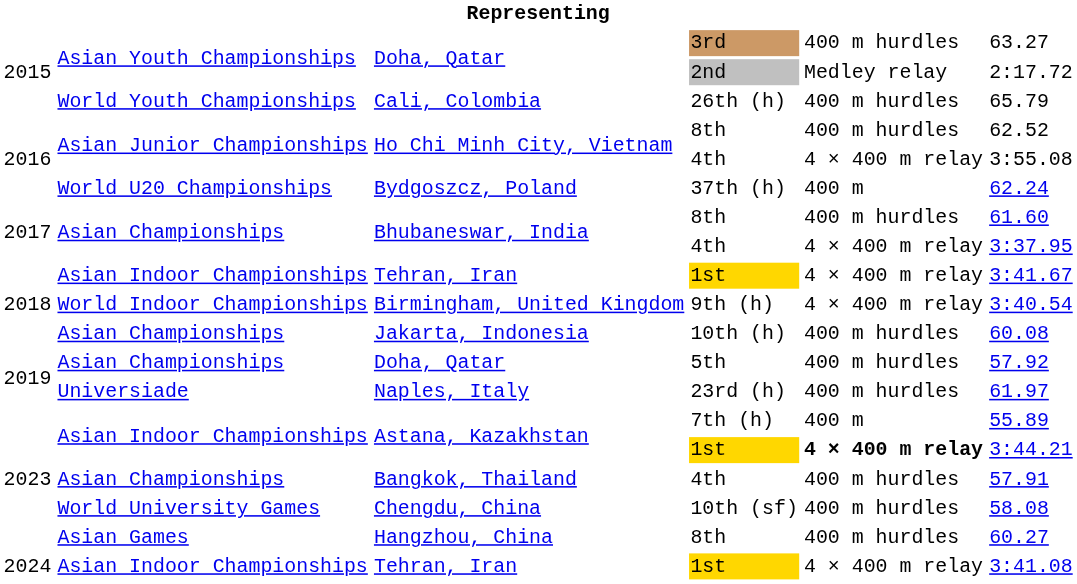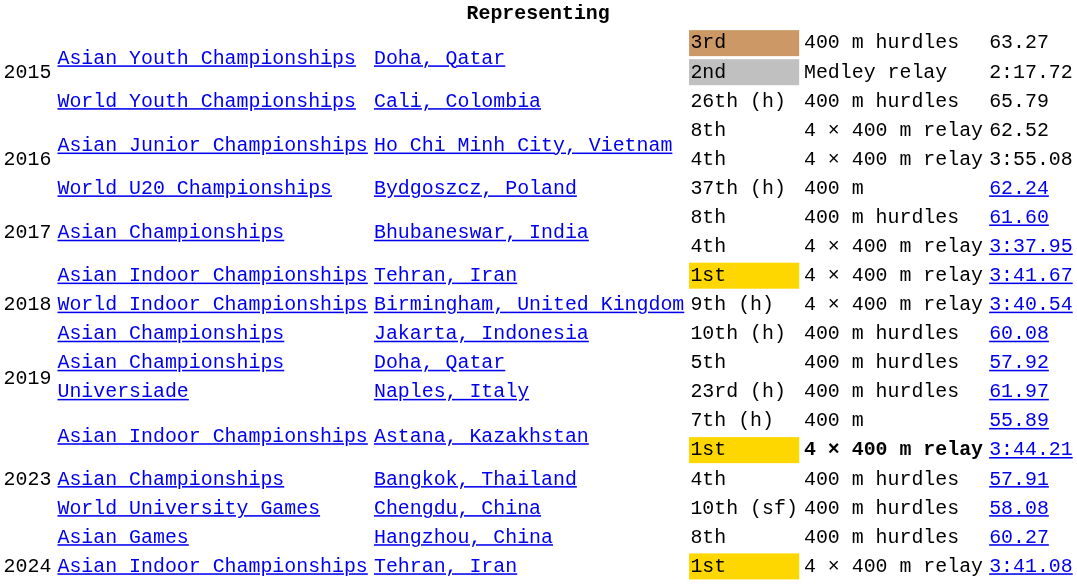(882, 130) 400 m hurdles -> (894, 130) 4 × 400 m relay
